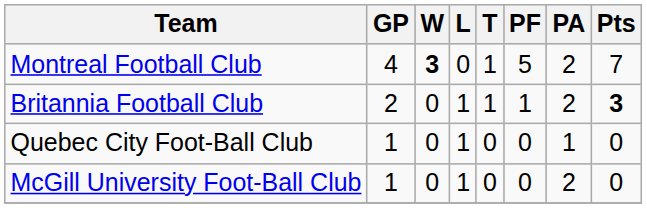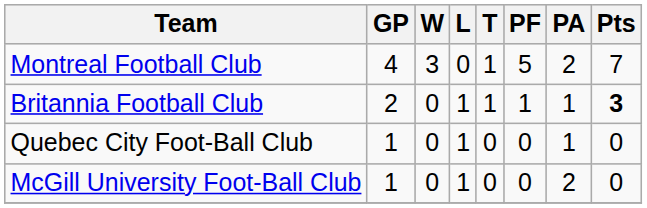(432, 63) bold -> (432, 63) normal
(569, 103) 2 -> (569, 103) 1
